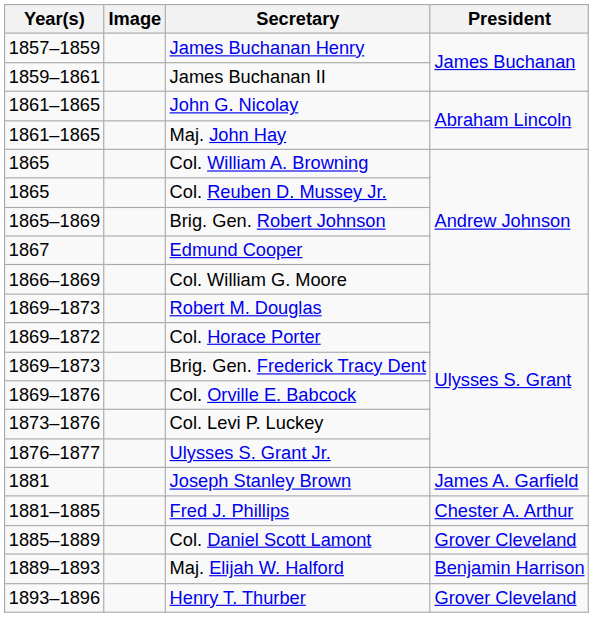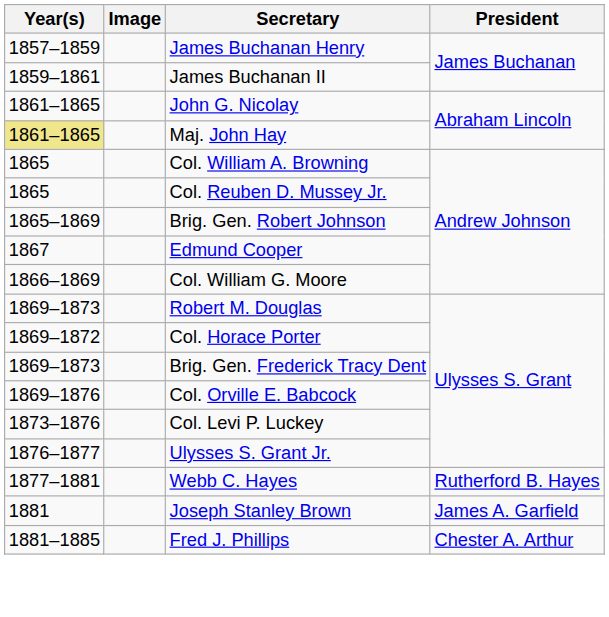(54, 134) no background -> (54, 134) khaki background
+ row: (233, 481)
- row: (271, 539)
- row: (257, 568)
- row: (238, 597)
